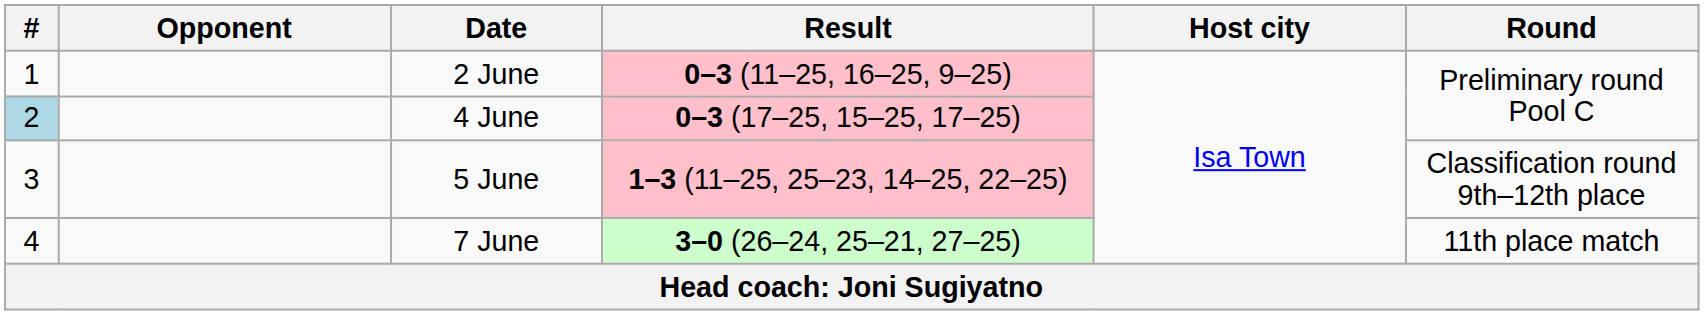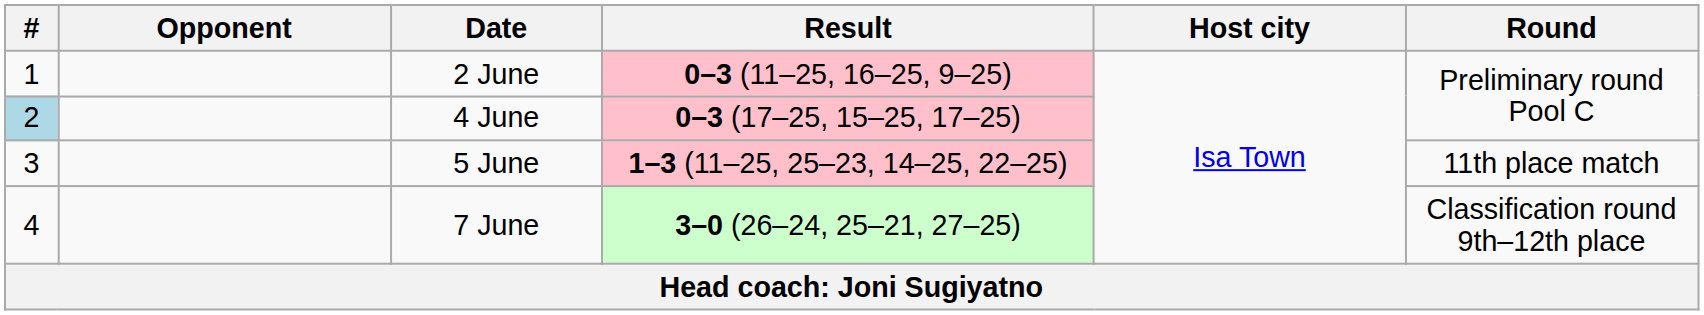(1551, 180) Classification round 9th–12th place -> (1551, 164) 11th place match
(1551, 241) 11th place match -> (1551, 225) Classification round 9th–12th place
